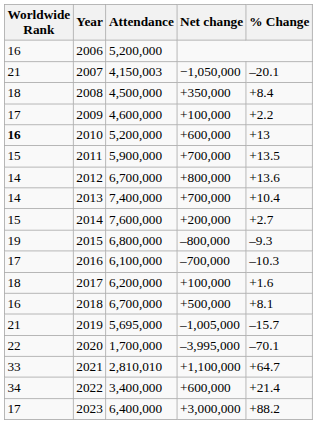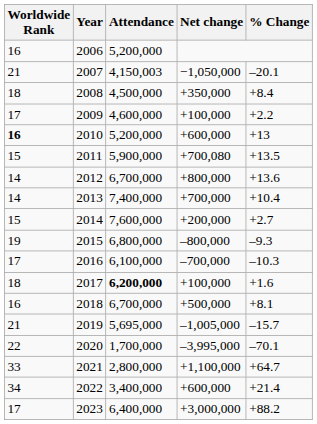(205, 156) +700,000 -> (205, 156) +700,080
(136, 282) normal -> (136, 282) bold
(136, 366) 2,810,010 -> (136, 366) 2,800,000
